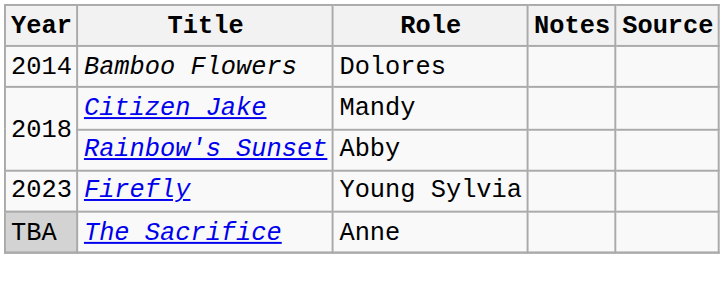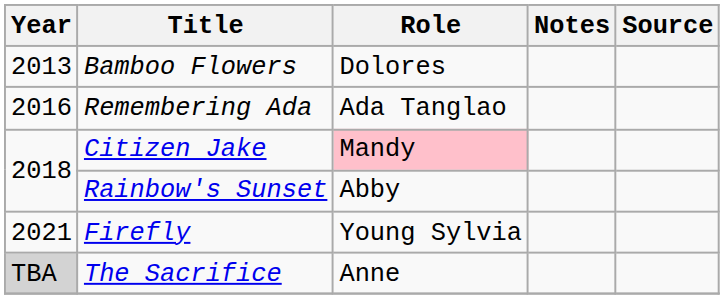(41, 67) 2014 -> (41, 67) 2013
+ row: (198, 108)
(377, 108) no background -> (377, 150) pink background
(41, 191) 2023 -> (41, 232) 2021
